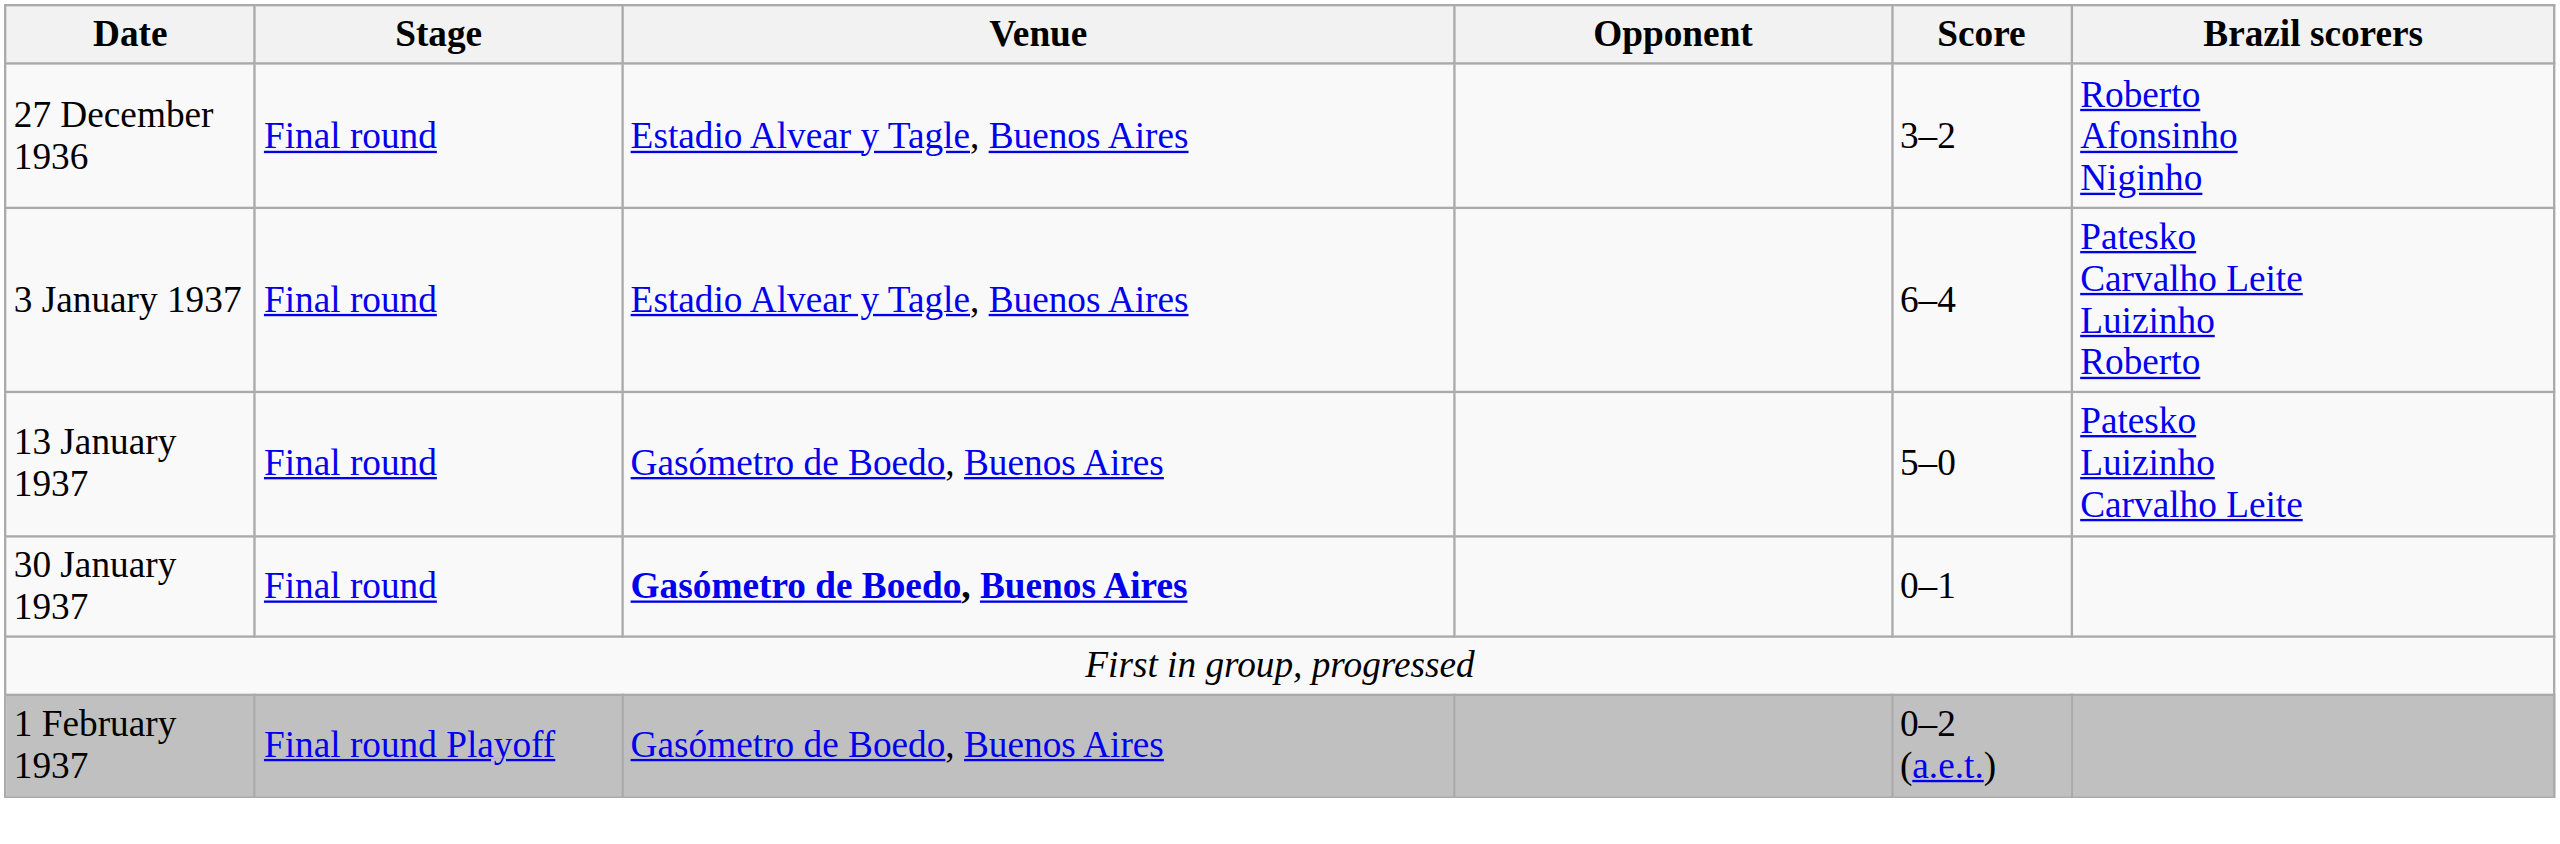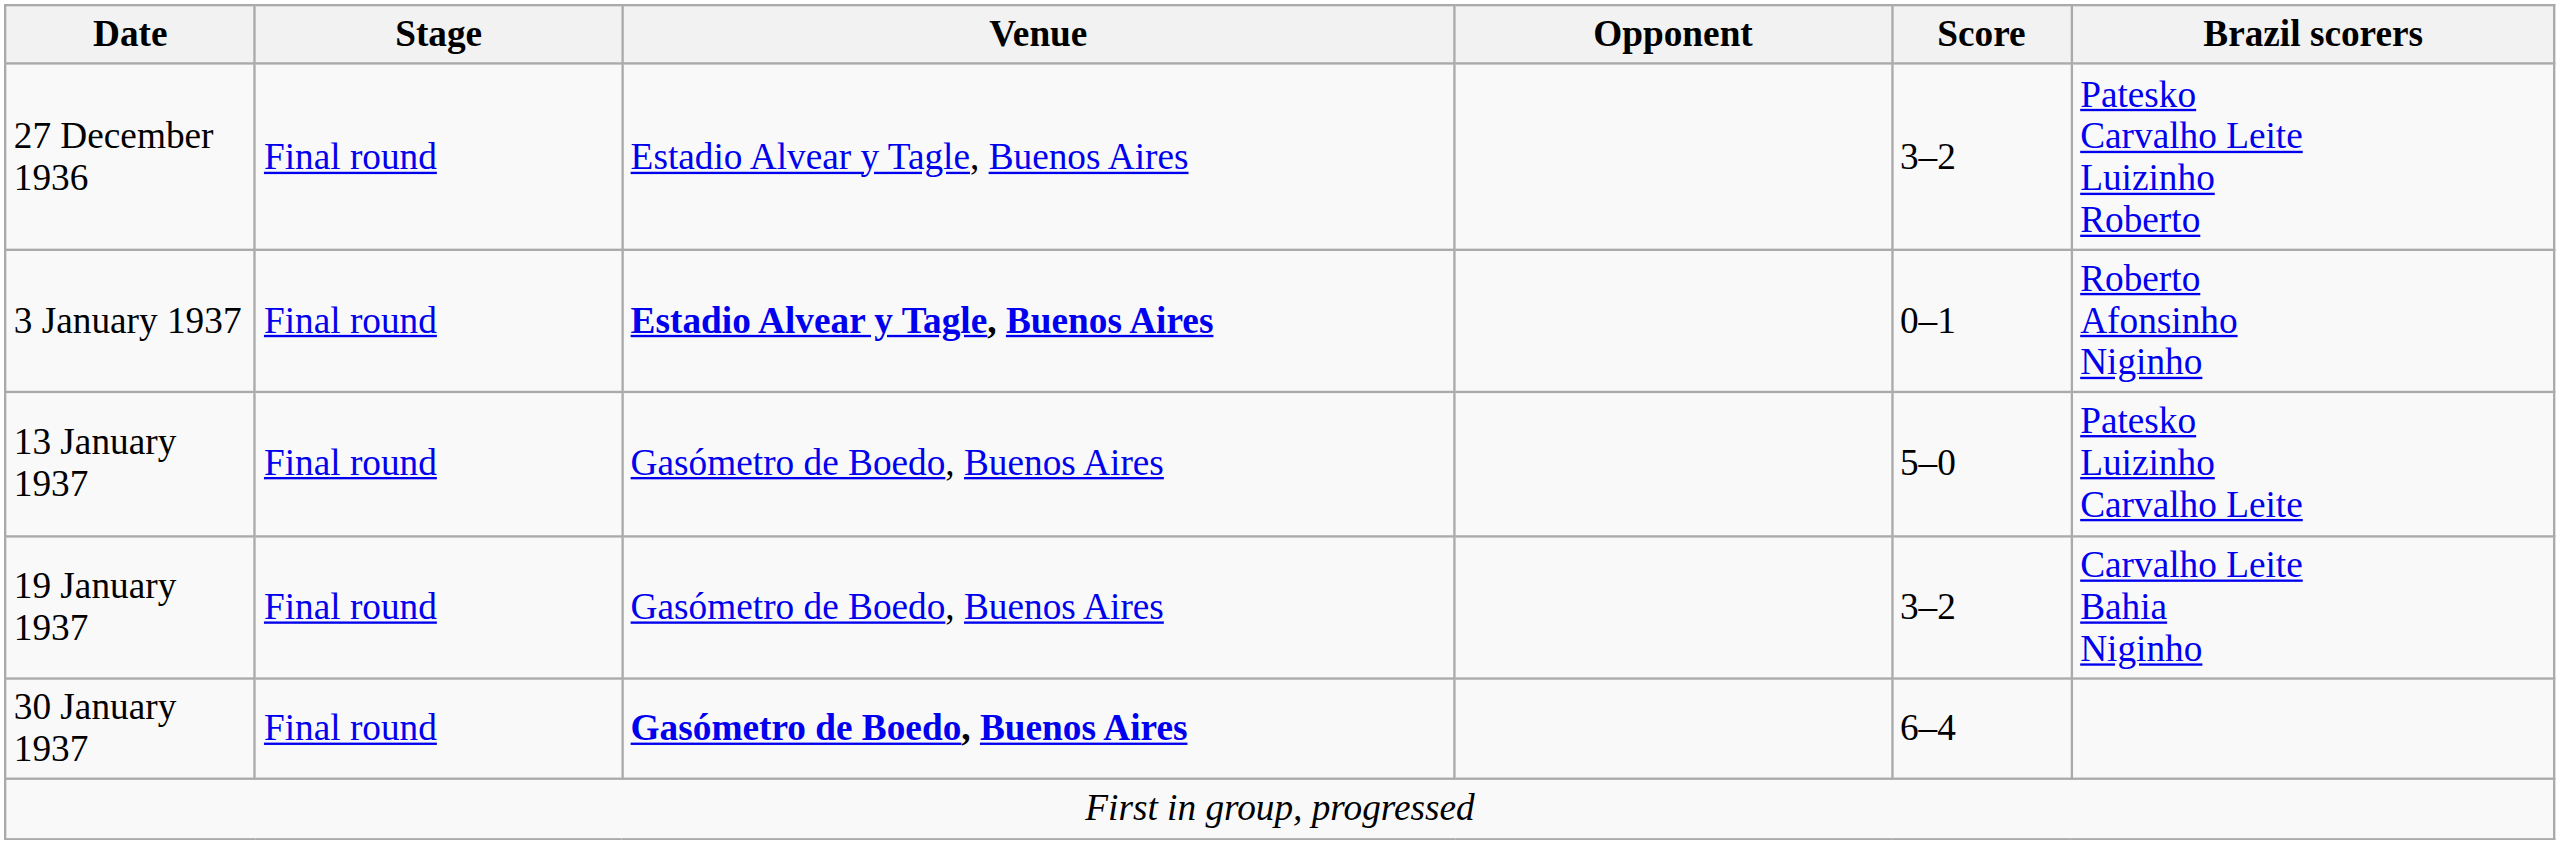(2159, 135) Roberto Afonsinho Niginho -> (2191, 156) Patesko Carvalho Leite Luizinho Roberto
(910, 299) normal -> (922, 320) bold
(1928, 299) 6–4 -> (1928, 320) 0–1
(2191, 299) Patesko Carvalho Leite Luizinho Roberto -> (2159, 320) Roberto Afonsinho Niginho
+ row: (95, 606)
(1928, 585) 0–1 -> (1928, 728) 6–4
- row: (95, 745)
